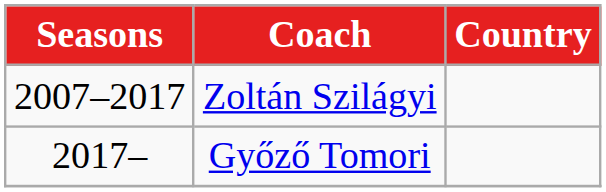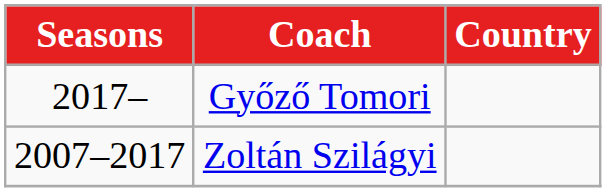rows swapped: (320, 95) <-> (320, 155)
